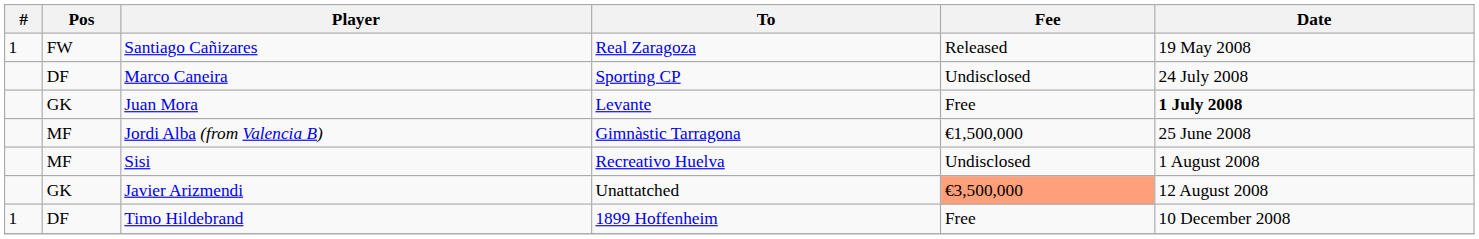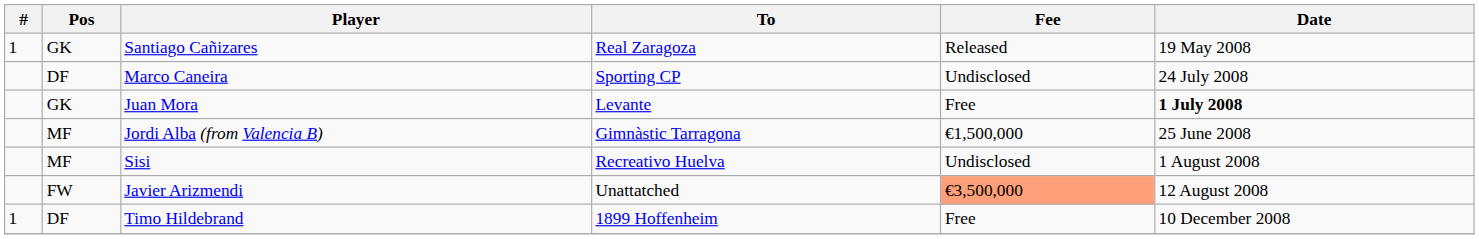(60, 47) FW -> (59, 47) GK
(59, 190) GK -> (60, 190) FW
